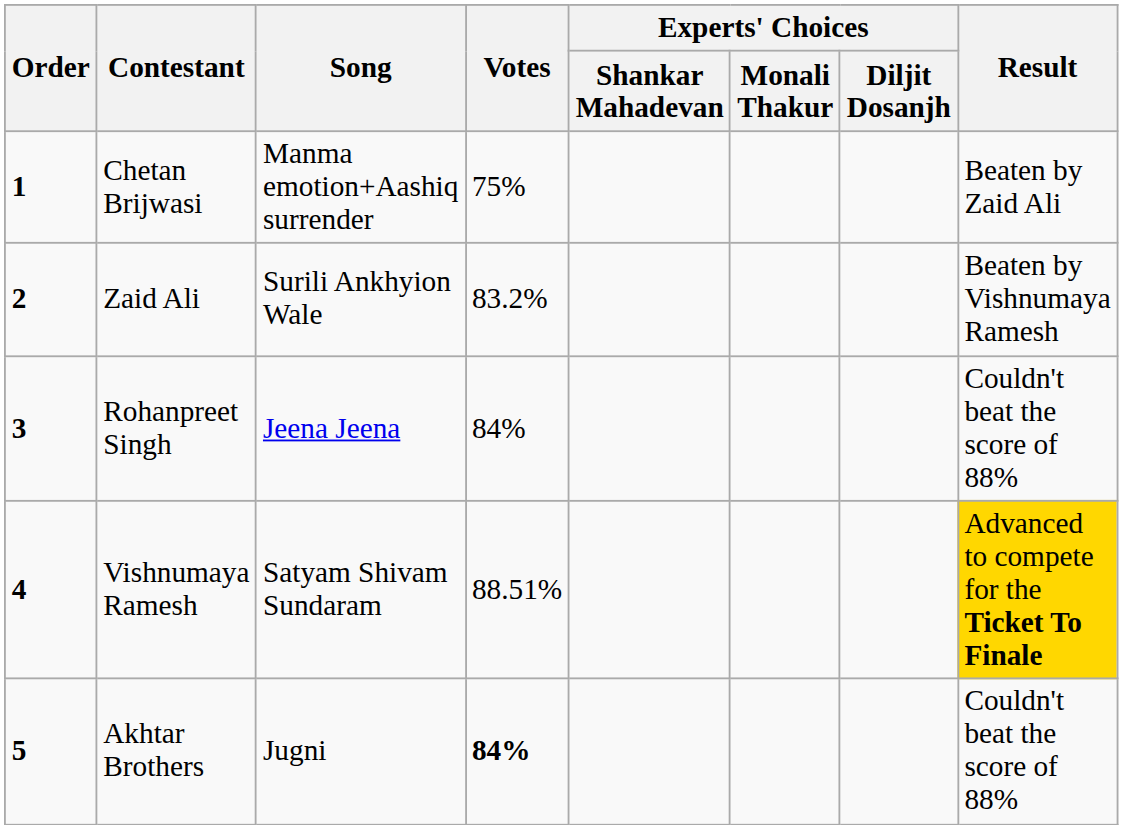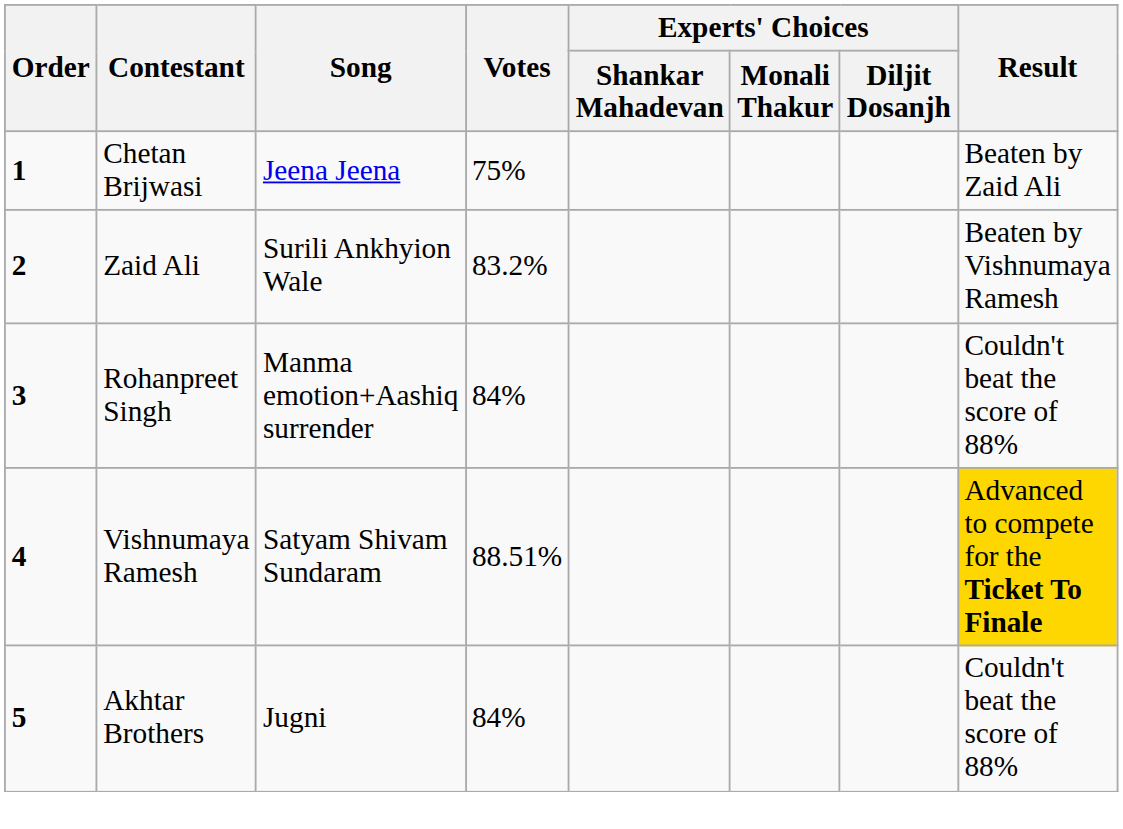(361, 186) Manma emotion+Aashiq surrender -> (332, 170) Jeena Jeena
(332, 427) Jeena Jeena -> (361, 394) Manma emotion+Aashiq surrender
(501, 751) bold -> (499, 718) normal
